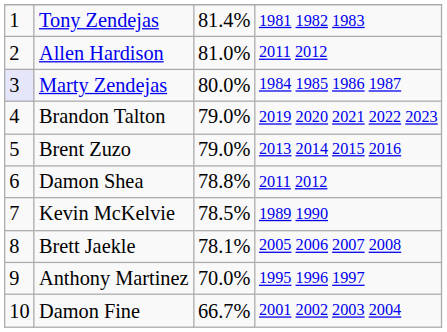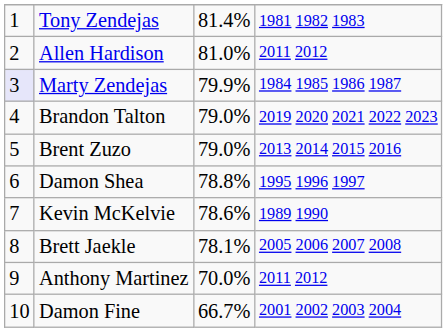(224, 85) 80.0% -> (224, 85) 79.9%
(293, 181) 2011 2012 -> (312, 181) 1995 1996 1997
(224, 213) 78.5% -> (224, 213) 78.6%
(312, 278) 1995 1996 1997 -> (293, 278) 2011 2012
